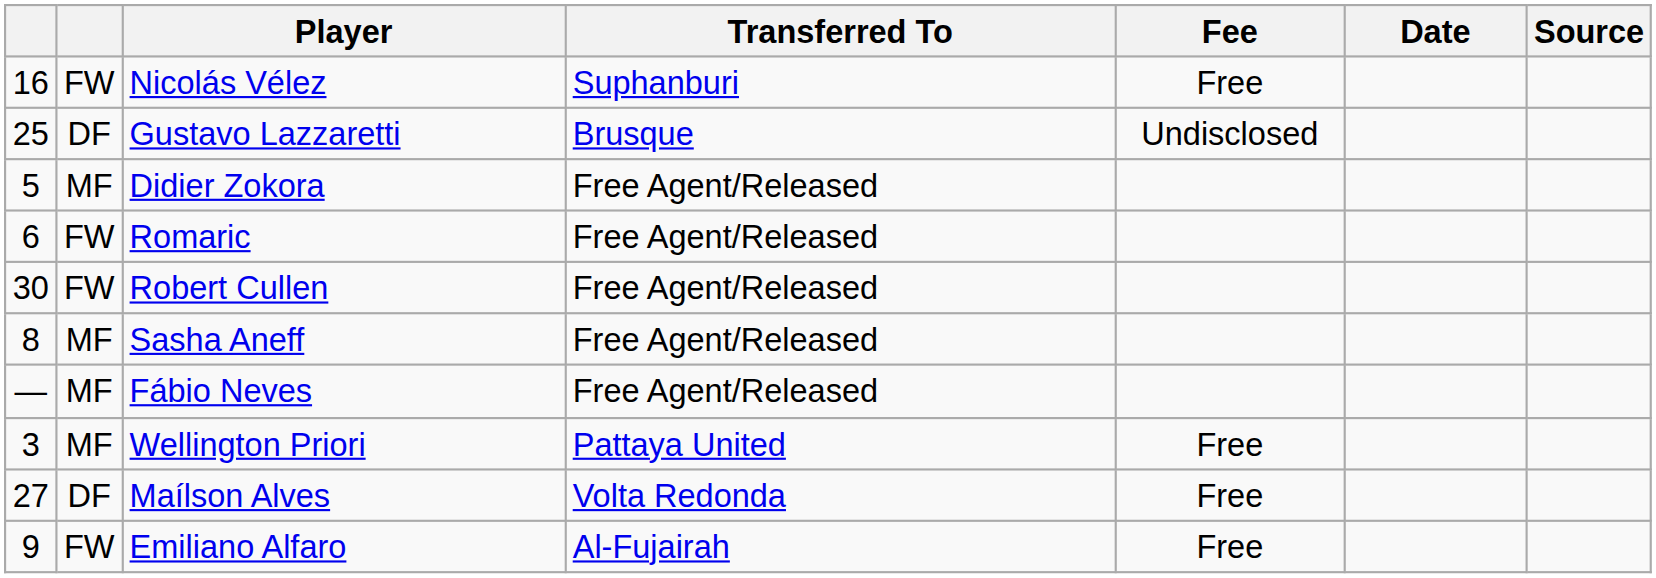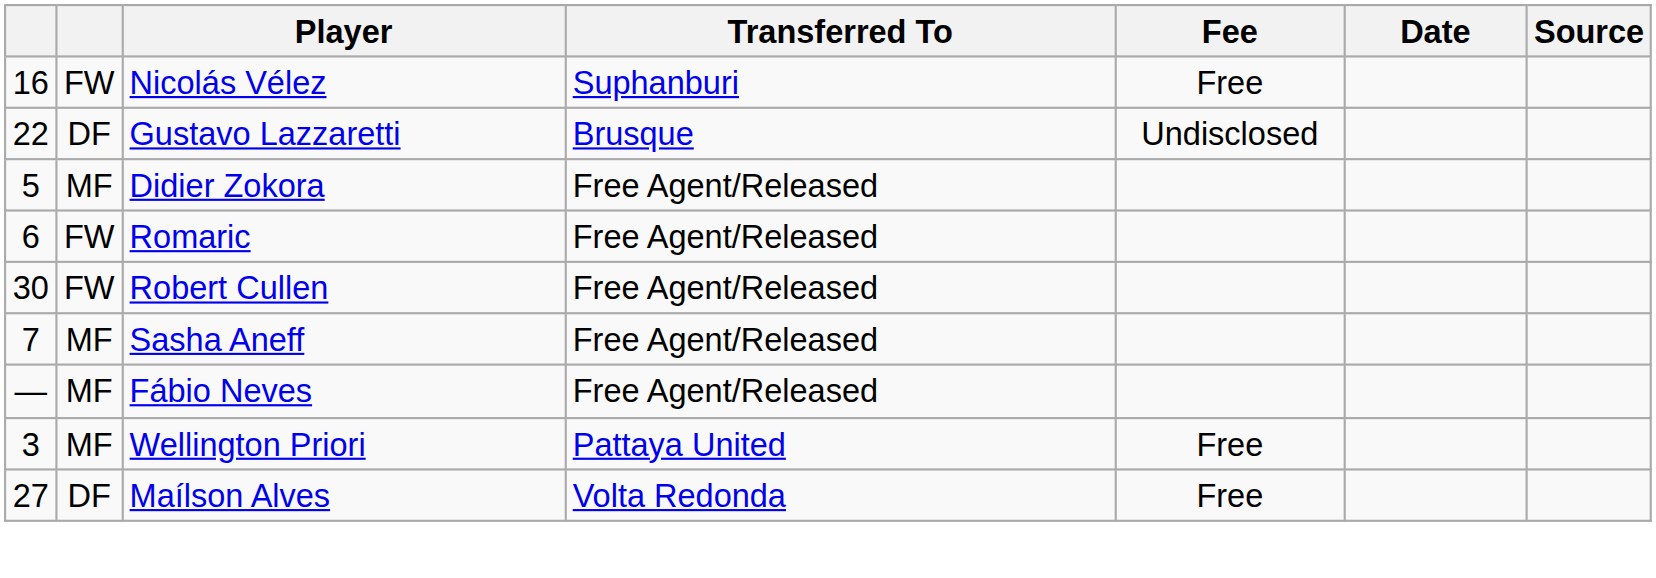(31, 134) 25 -> (31, 134) 22
(31, 340) 8 -> (31, 340) 7
- row: (238, 546)
